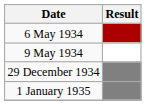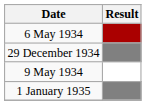rows swapped: (54, 52) <-> (54, 71)
